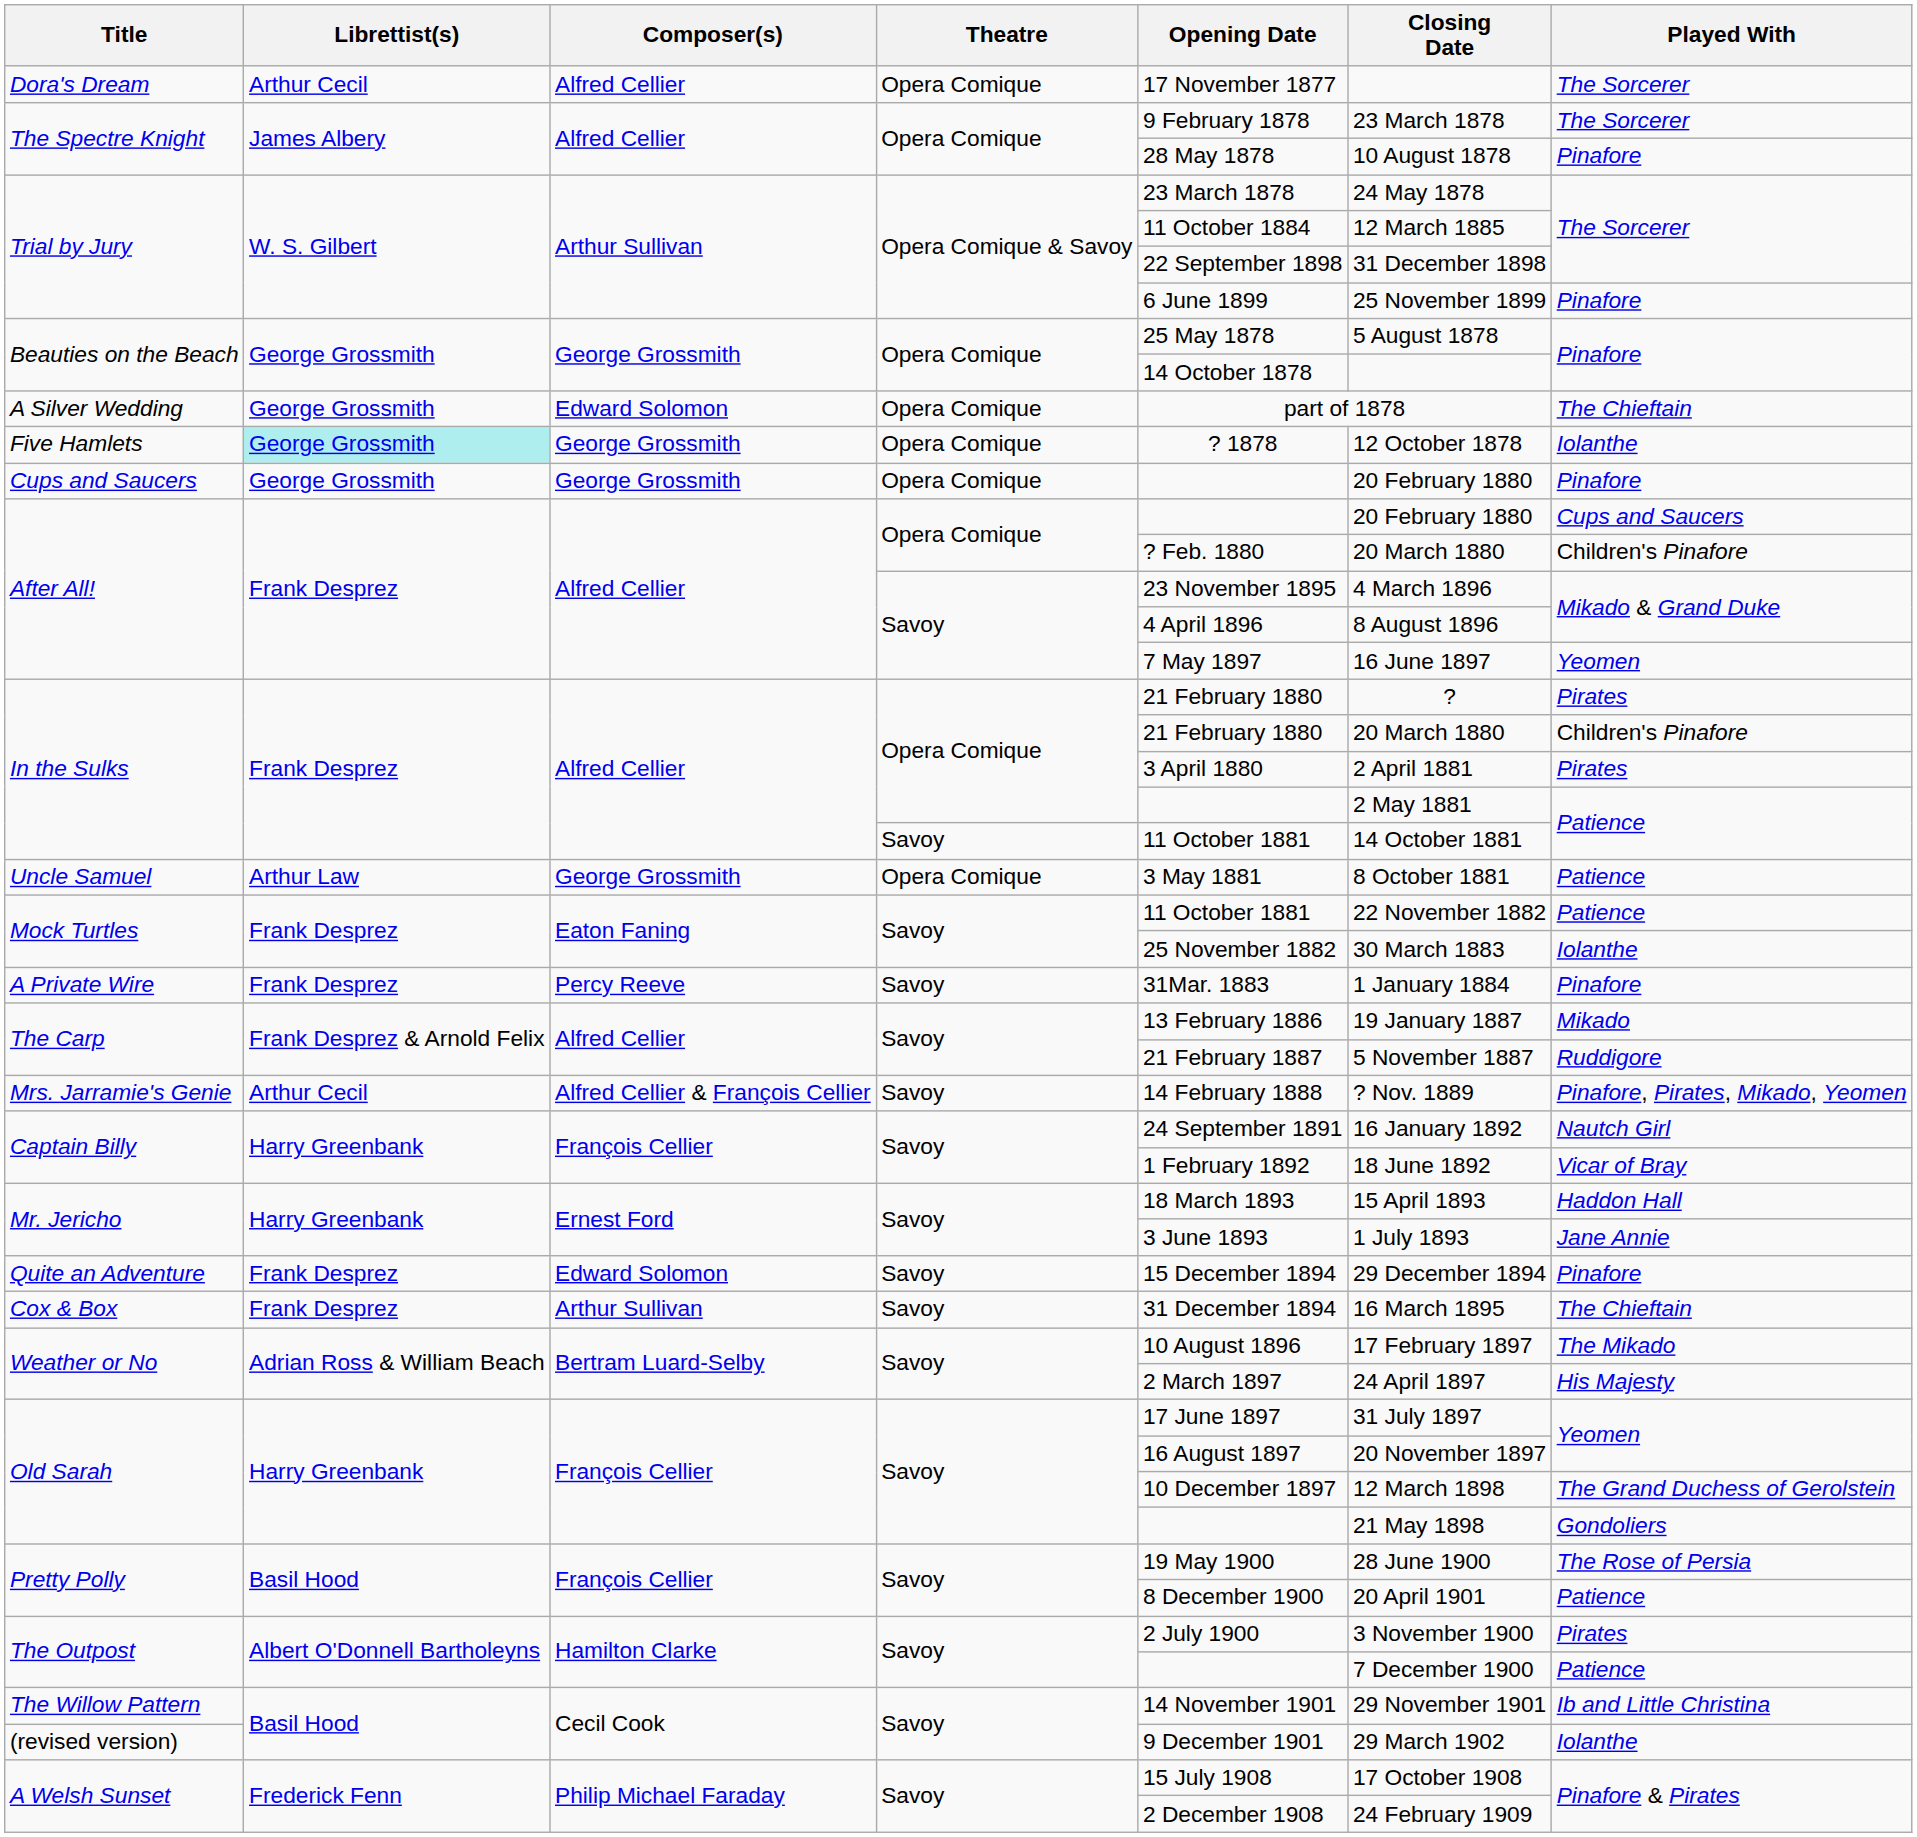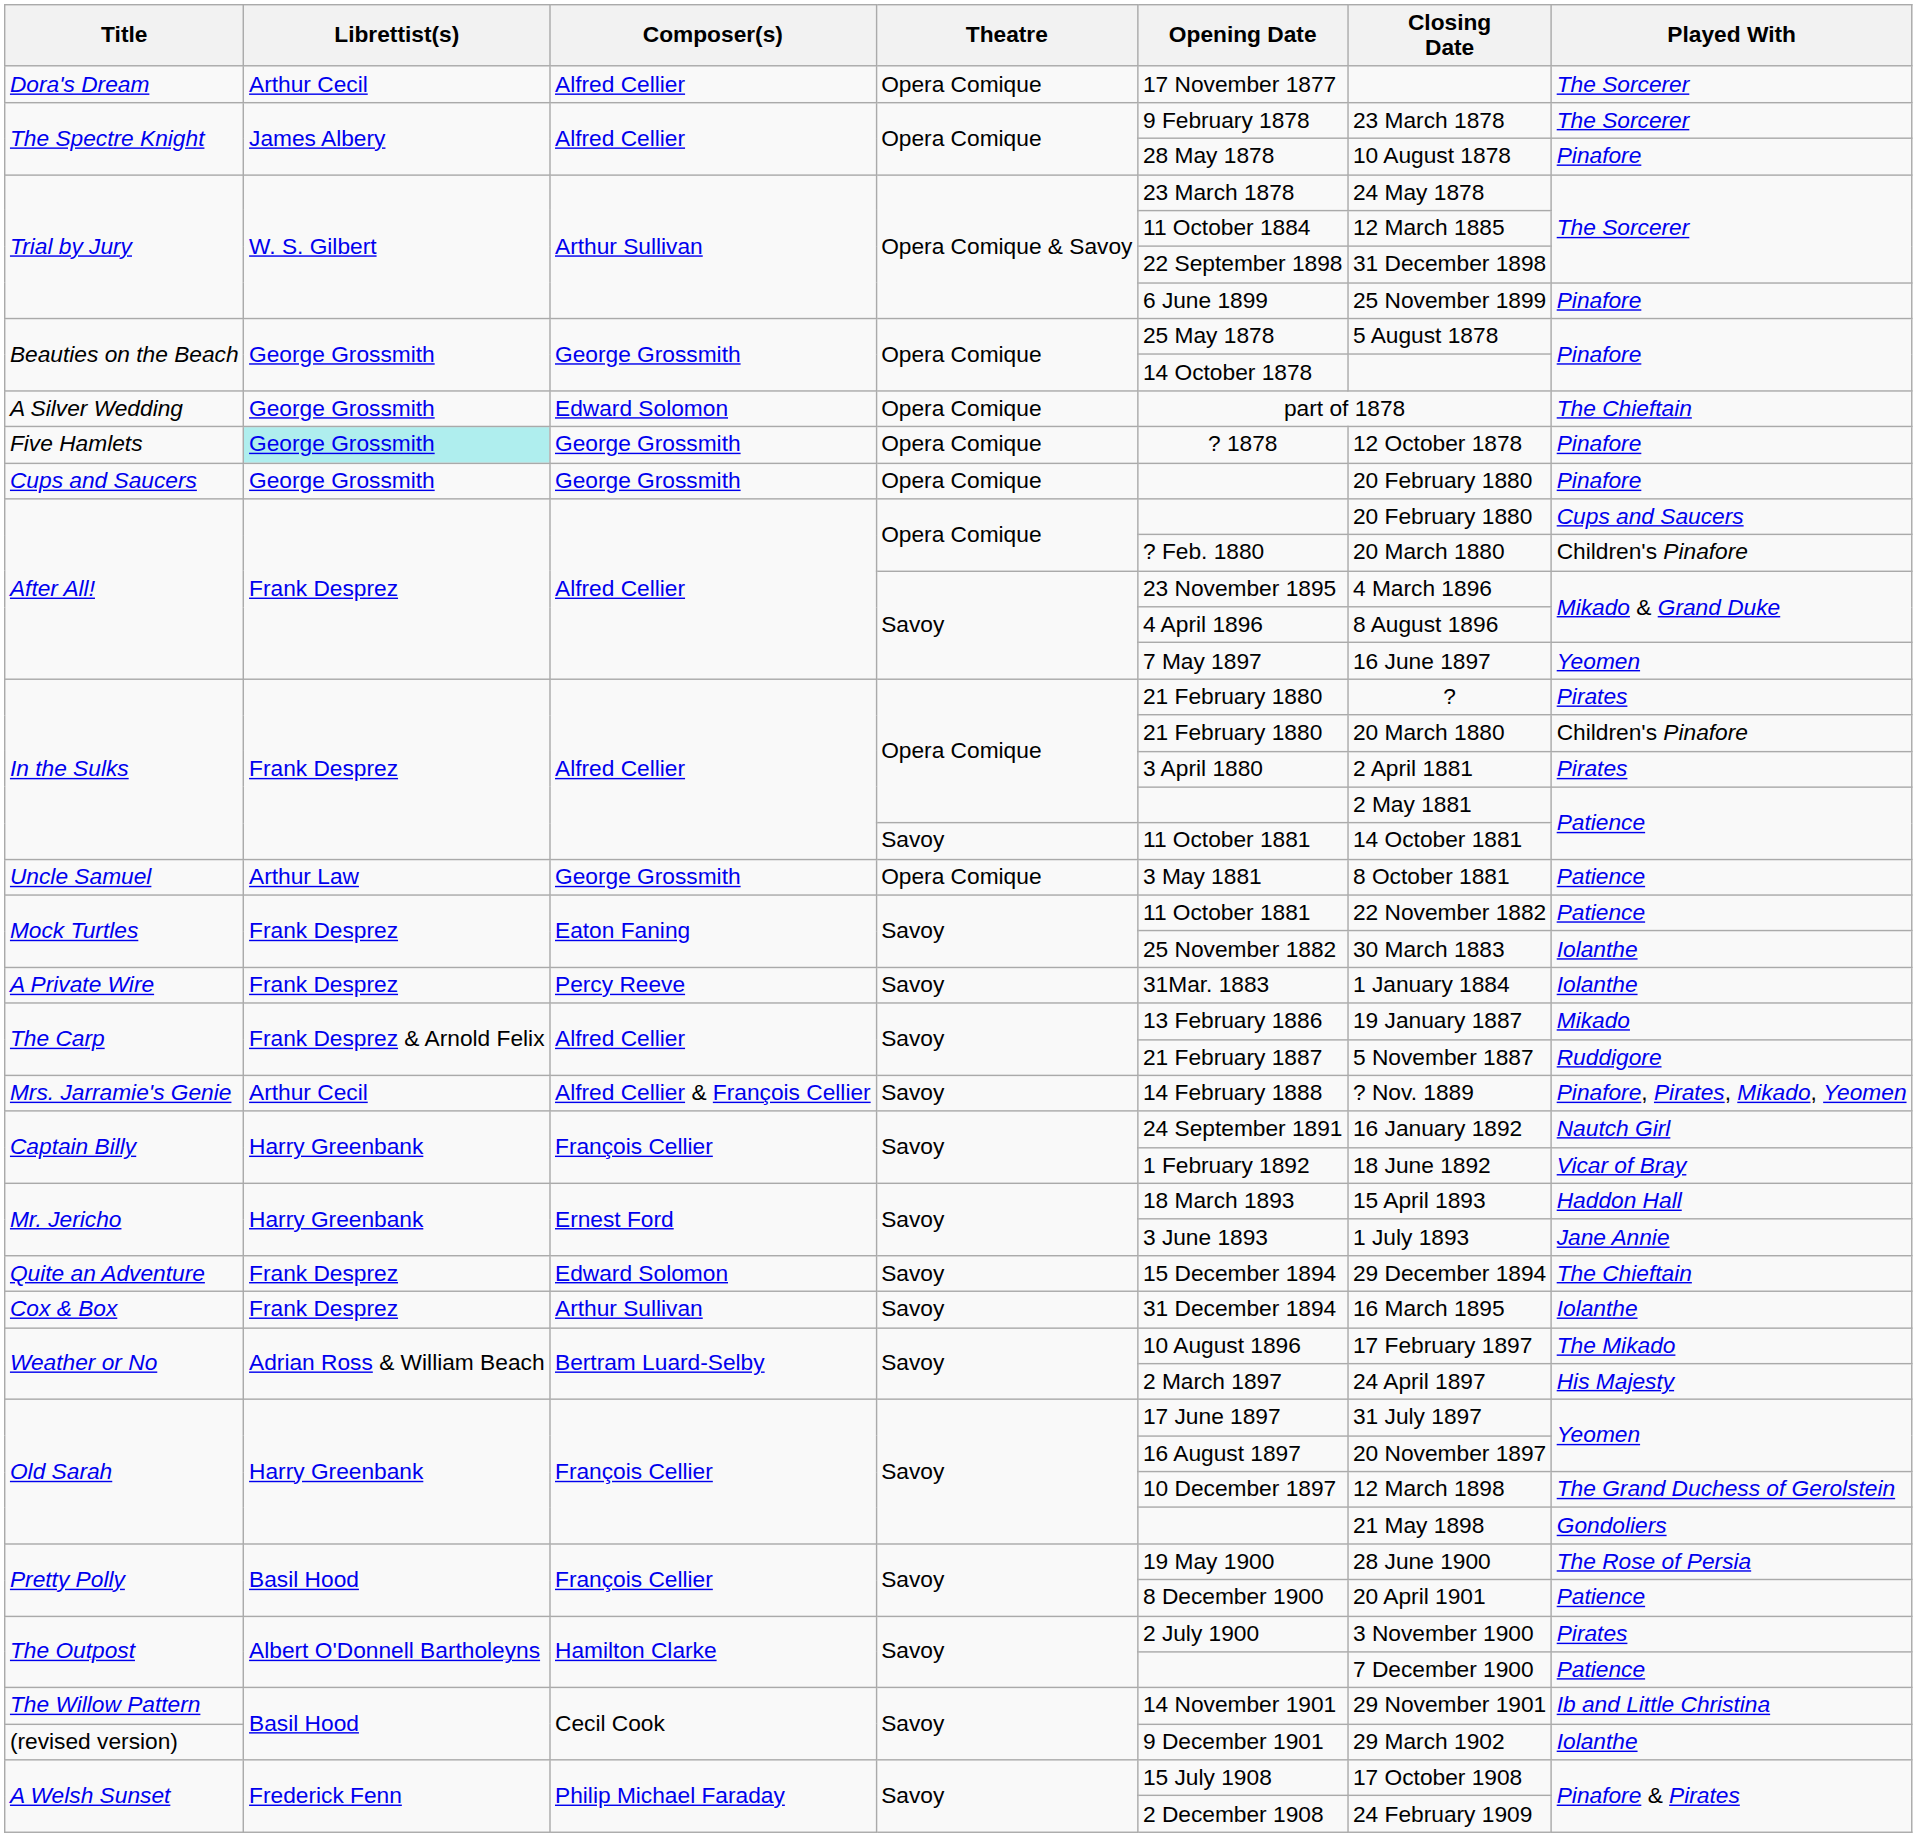(1597, 444) Iolanthe -> (1599, 444) Pinafore
(1599, 984) Pinafore -> (1597, 984) Iolanthe
(1599, 1273) Pinafore -> (1624, 1273) The Chieftain
(1624, 1309) The Chieftain -> (1597, 1309) Iolanthe
